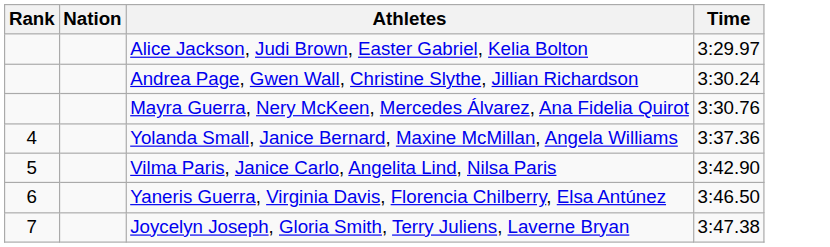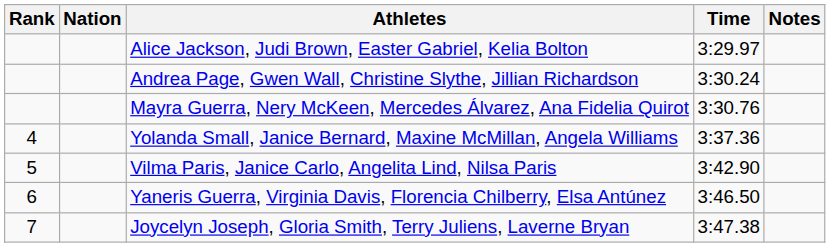+ column: (795, 19)
